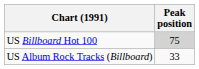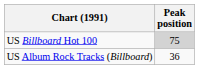(175, 56) 33 -> (175, 56) 36
